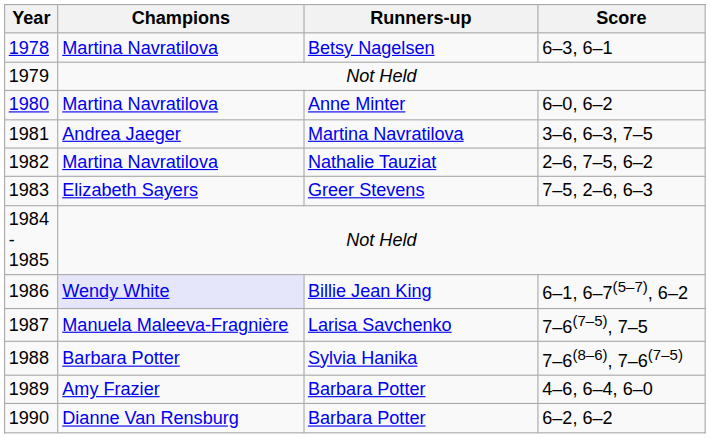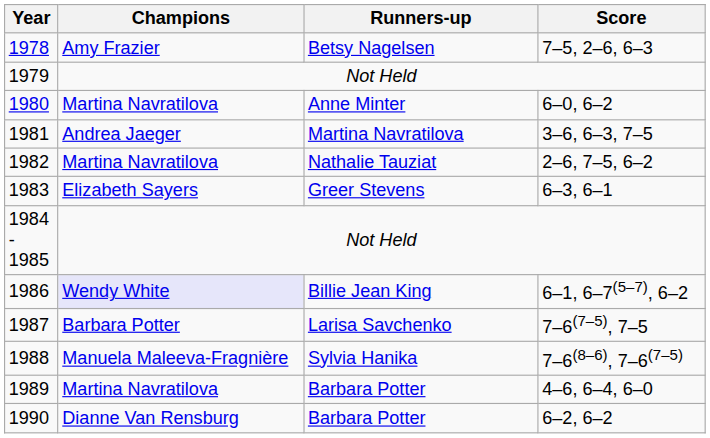(140, 47) Martina Navratilova -> (111, 47) Amy Frazier
(577, 47) 6–3, 6–1 -> (598, 47) 7–5, 2–6, 6–3
(598, 190) 7–5, 2–6, 6–3 -> (577, 190) 6–3, 6–1
(175, 324) Manuela Maleeva-Fragnière -> (121, 324) Barbara Potter
(121, 358) Barbara Potter -> (175, 358) Manuela Maleeva-Fragnière
(111, 389) Amy Frazier -> (140, 389) Martina Navratilova
